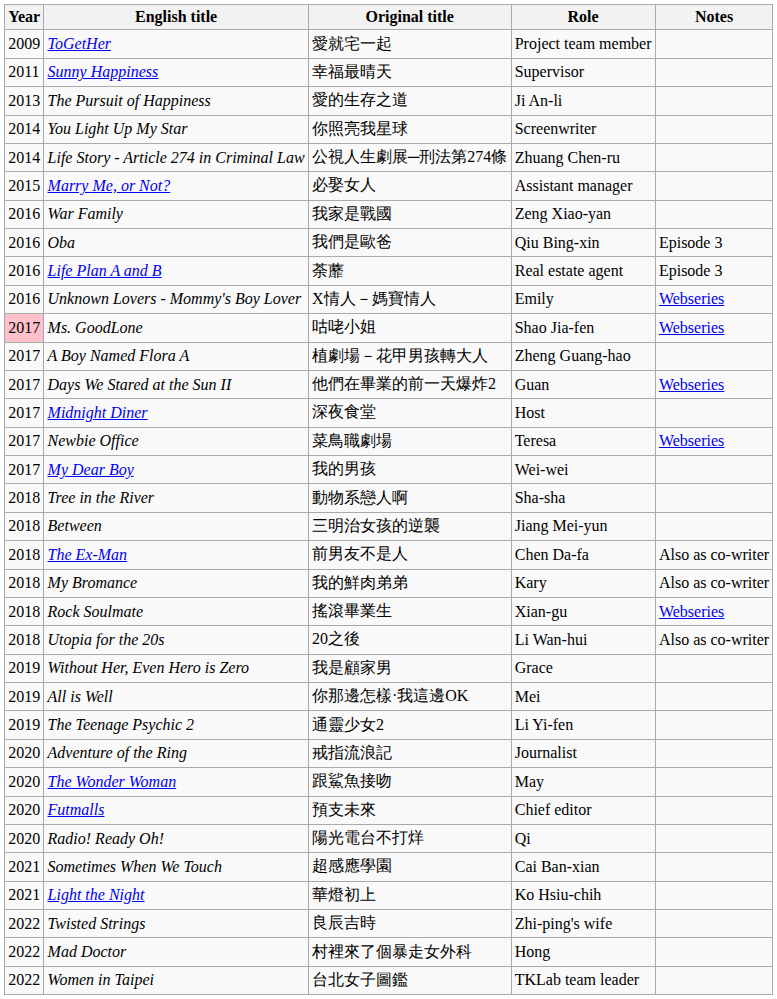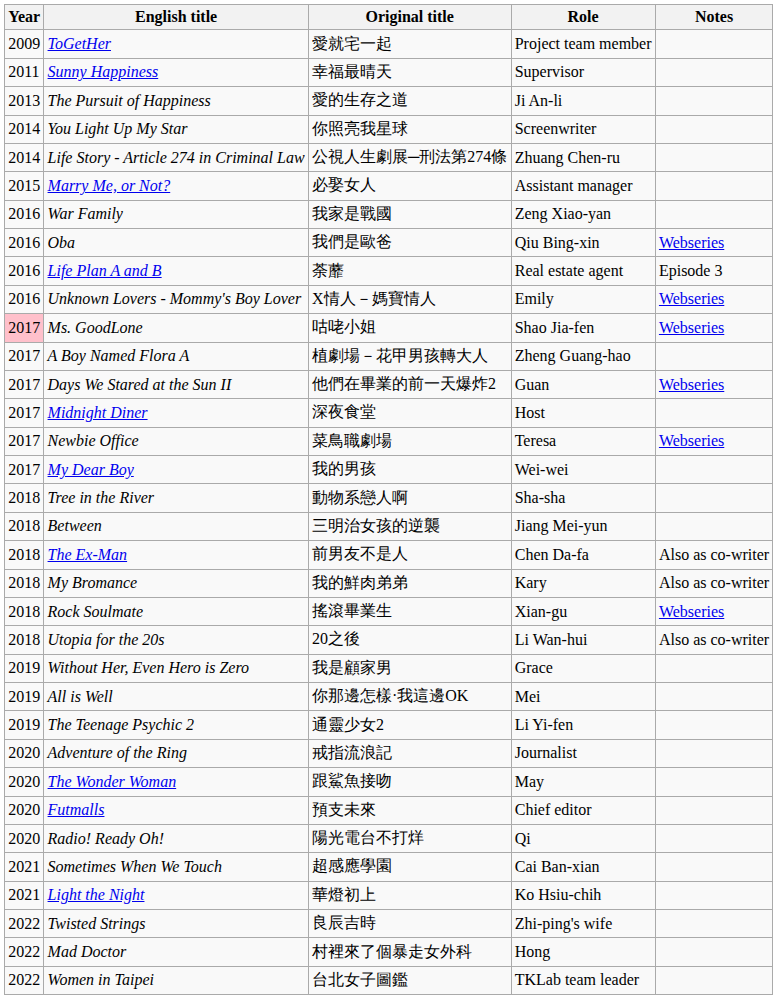(691, 242) Episode 3 -> (692, 242) Webseries
